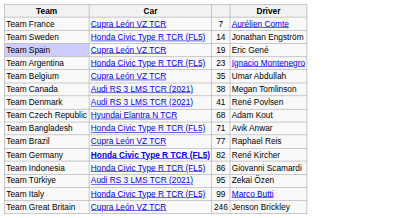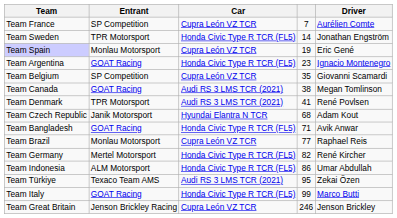+ column: (134, 10)
(259, 76) Umar Abdullah -> (352, 76) Giovanni Scamardi
(150, 154) bold -> (238, 154) normal
(267, 167) Giovanni Scamardi -> (344, 167) Umar Abdullah
